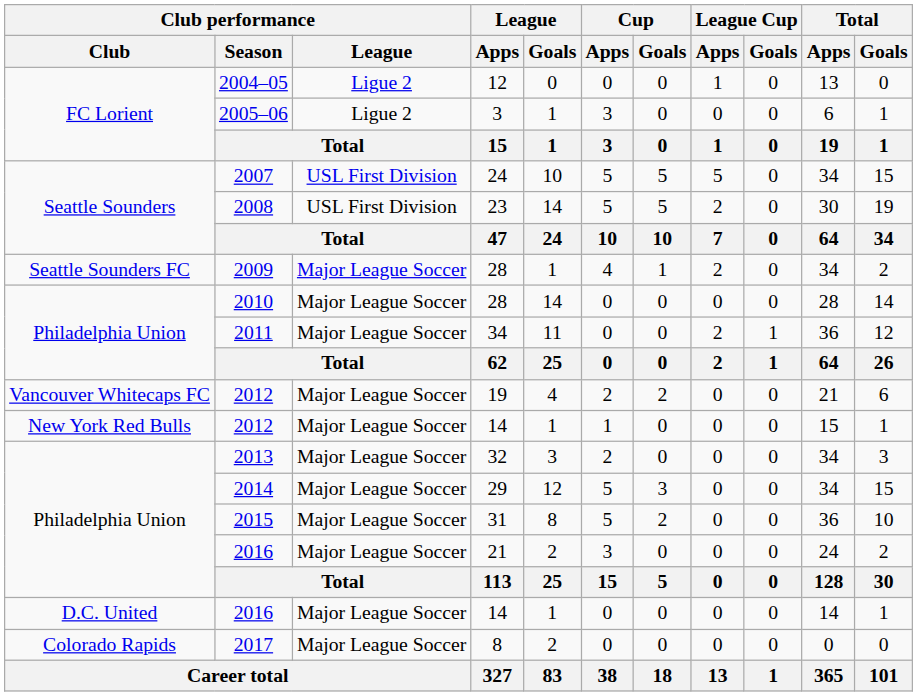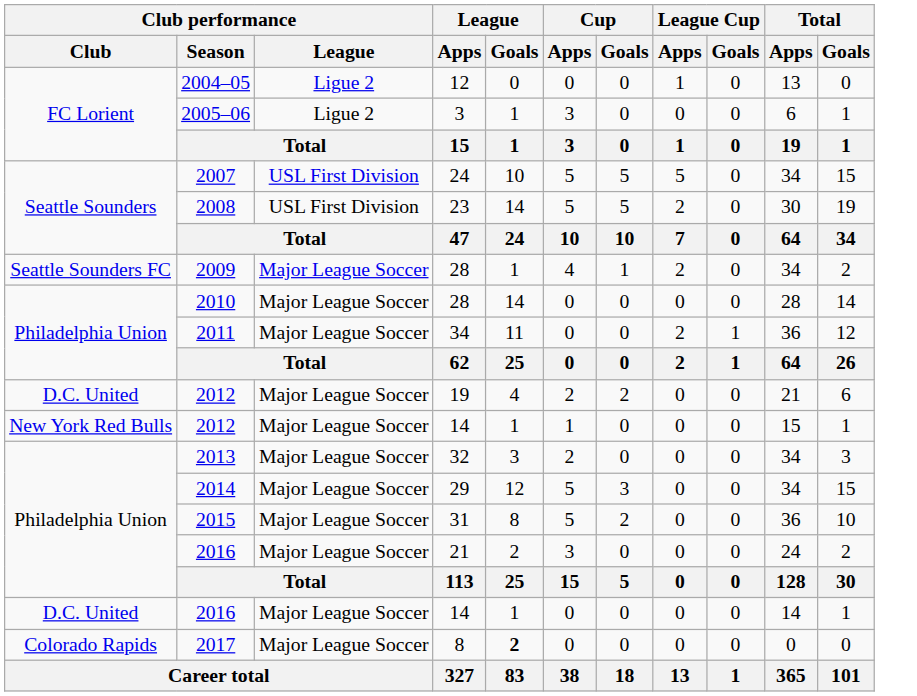(110, 394) Vancouver Whitecaps FC -> (91, 394) D.C. United
(552, 644) normal -> (514, 644) bold
